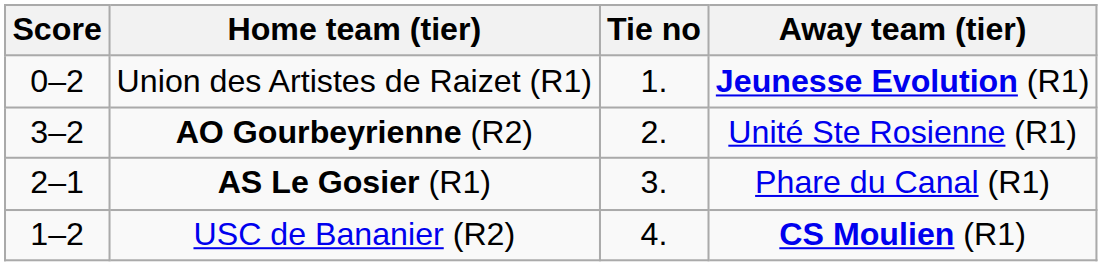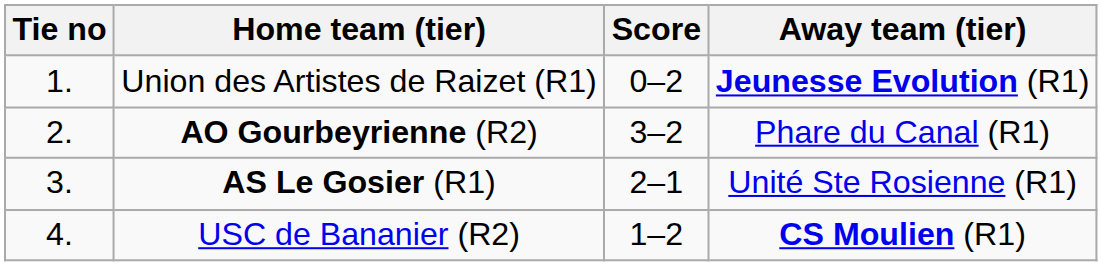columns swapped: (654, 30) <-> (57, 30)
(903, 132) Unité Ste Rosienne (R1) -> (903, 132) Phare du Canal (R1)
(903, 183) Phare du Canal (R1) -> (903, 183) Unité Ste Rosienne (R1)
